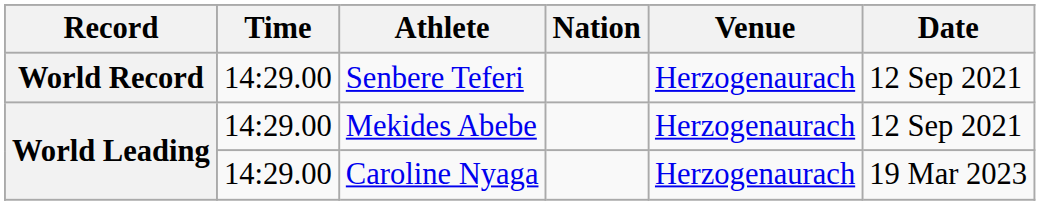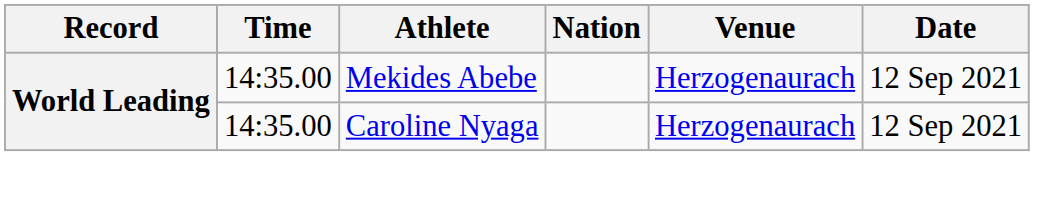- row: (435, 77)
(278, 125) 14:29.00 -> (278, 77) 14:35.00
(278, 174) 14:29.00 -> (278, 125) 14:35.00
(948, 174) 19 Mar 2023 -> (946, 125) 12 Sep 2021
